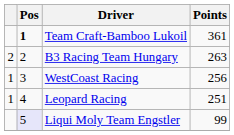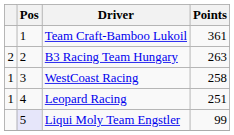(23, 36) bold -> (23, 36) normal
(217, 78) 256 -> (217, 78) 258
